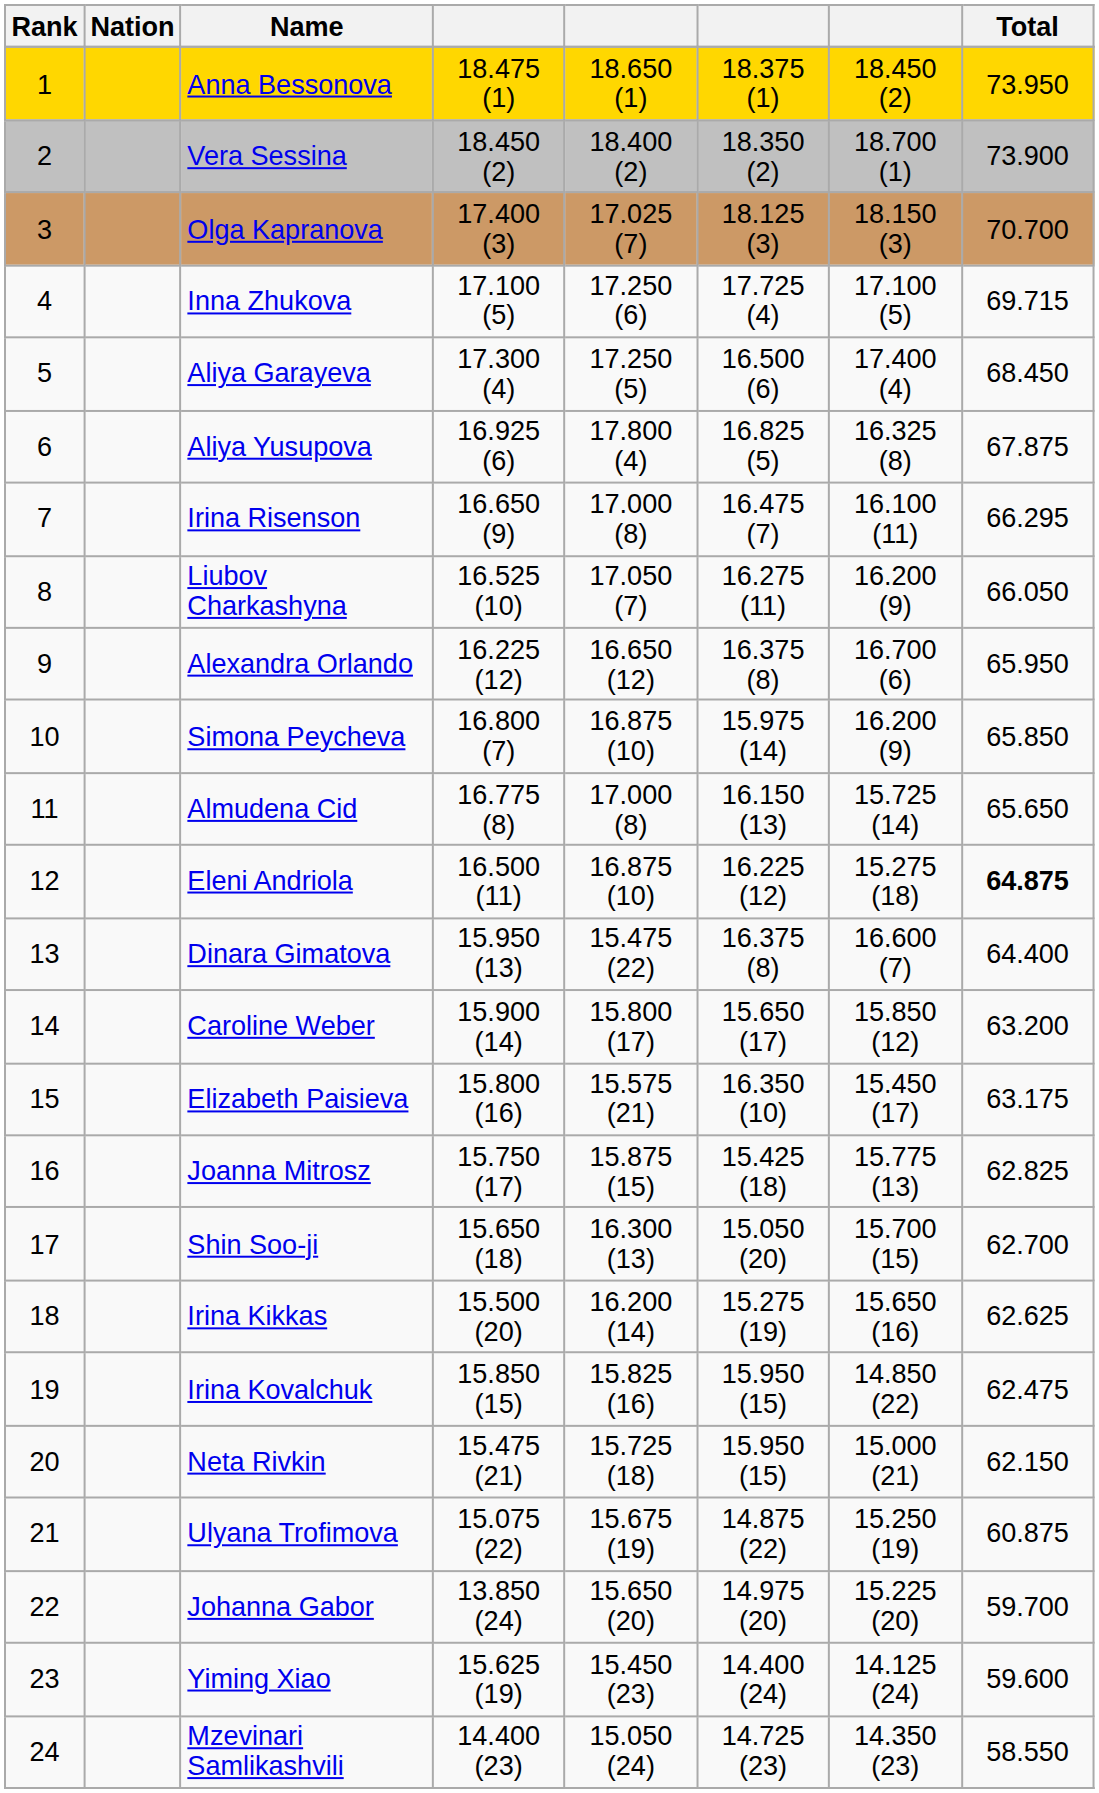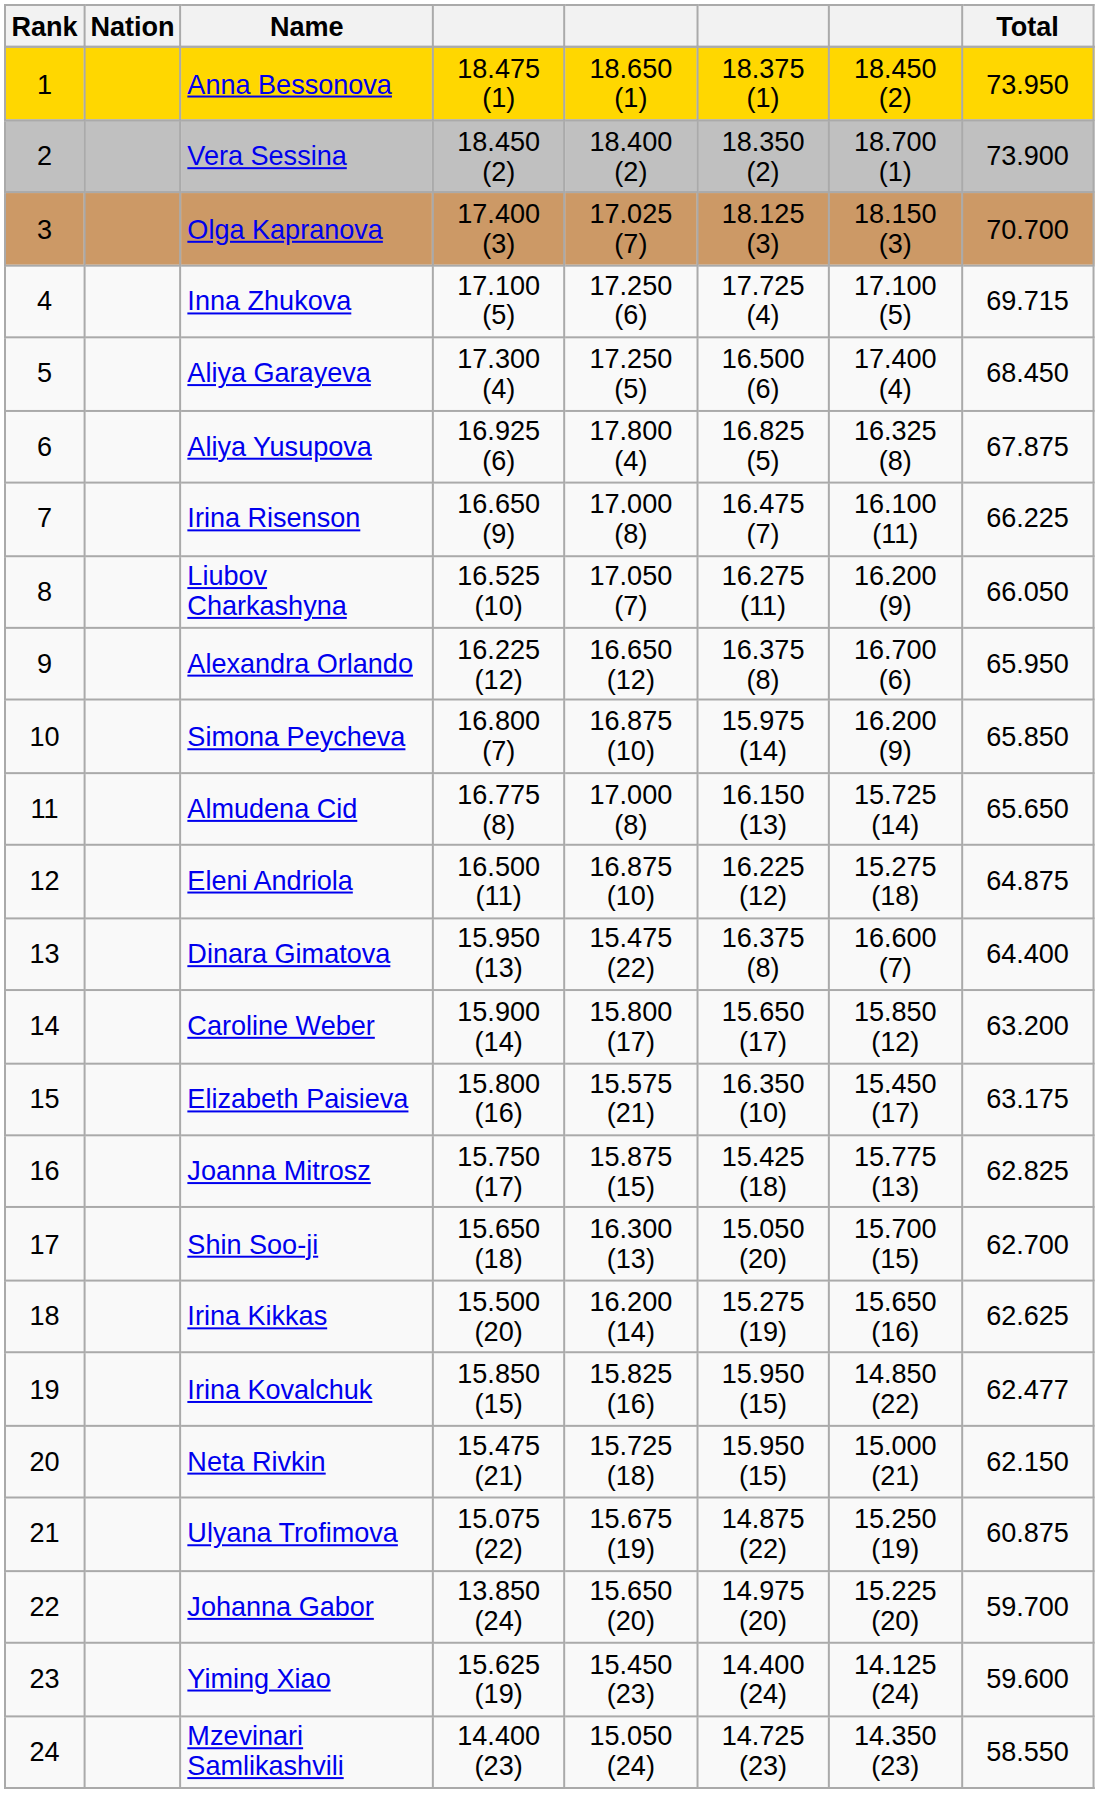(1027, 519) 66.295 -> (1027, 519) 66.225
(1027, 881) bold -> (1027, 881) normal
(1027, 1389) 62.475 -> (1027, 1389) 62.477
